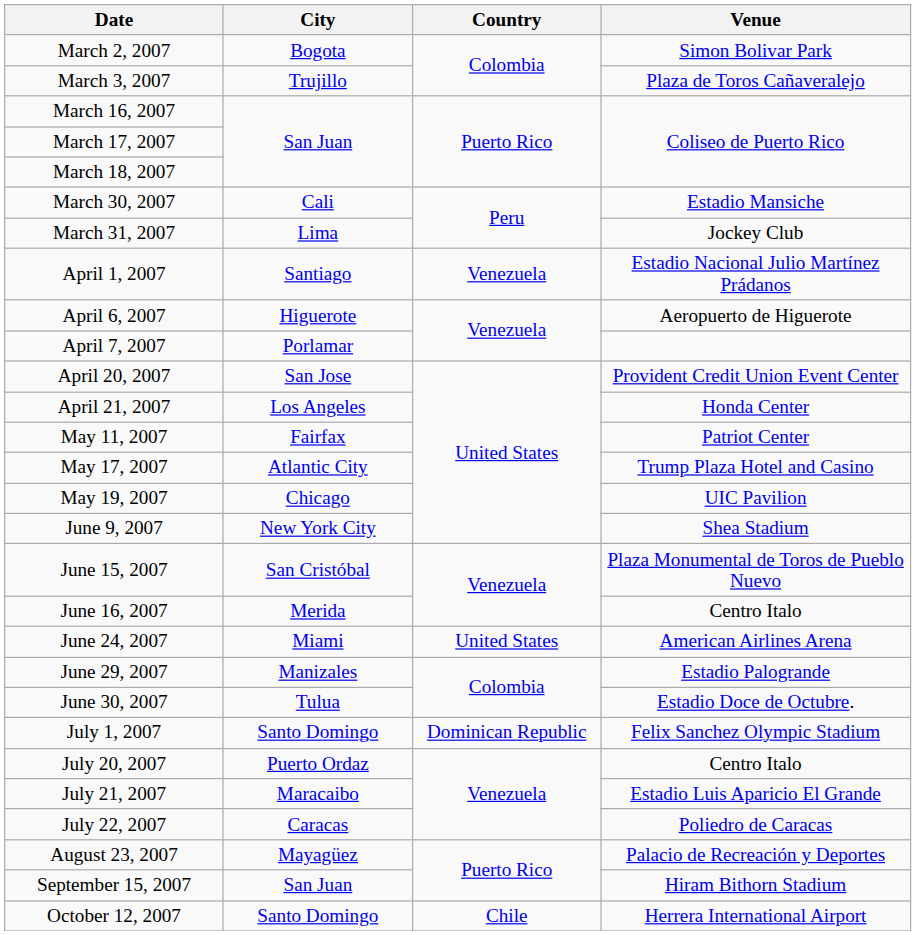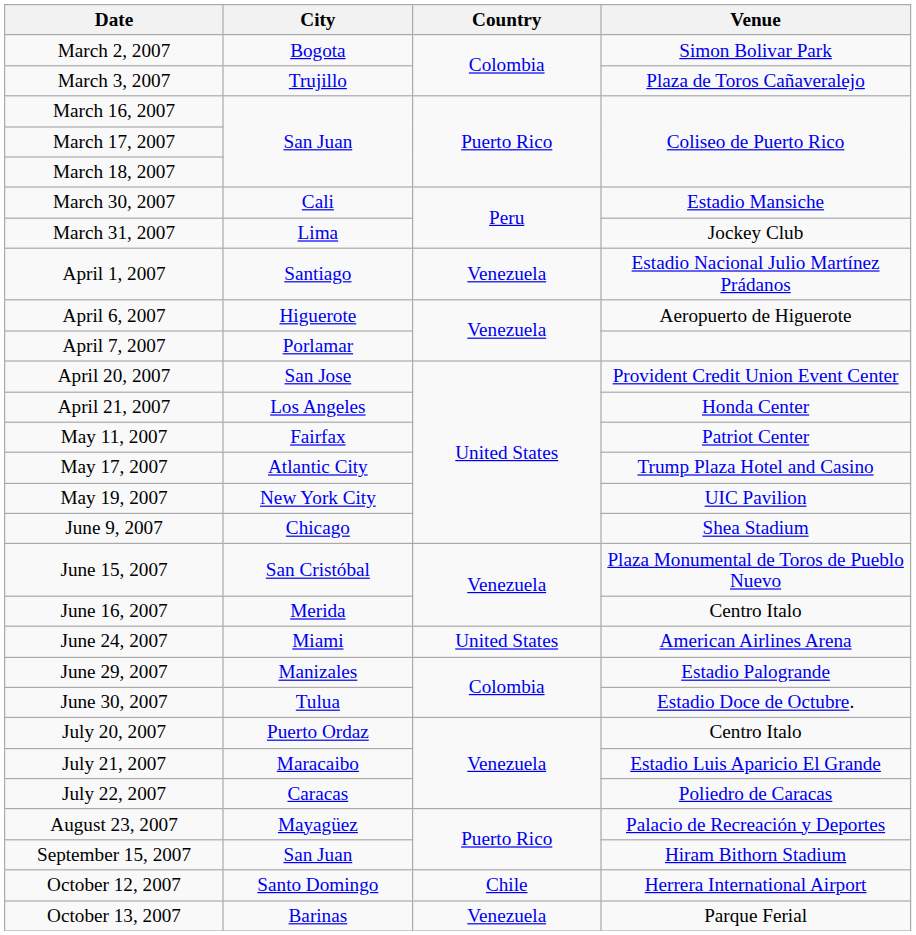(318, 498) Chicago -> (318, 498) New York City
(318, 528) New York City -> (318, 528) Chicago
- row: (114, 732)
+ row: (114, 915)
